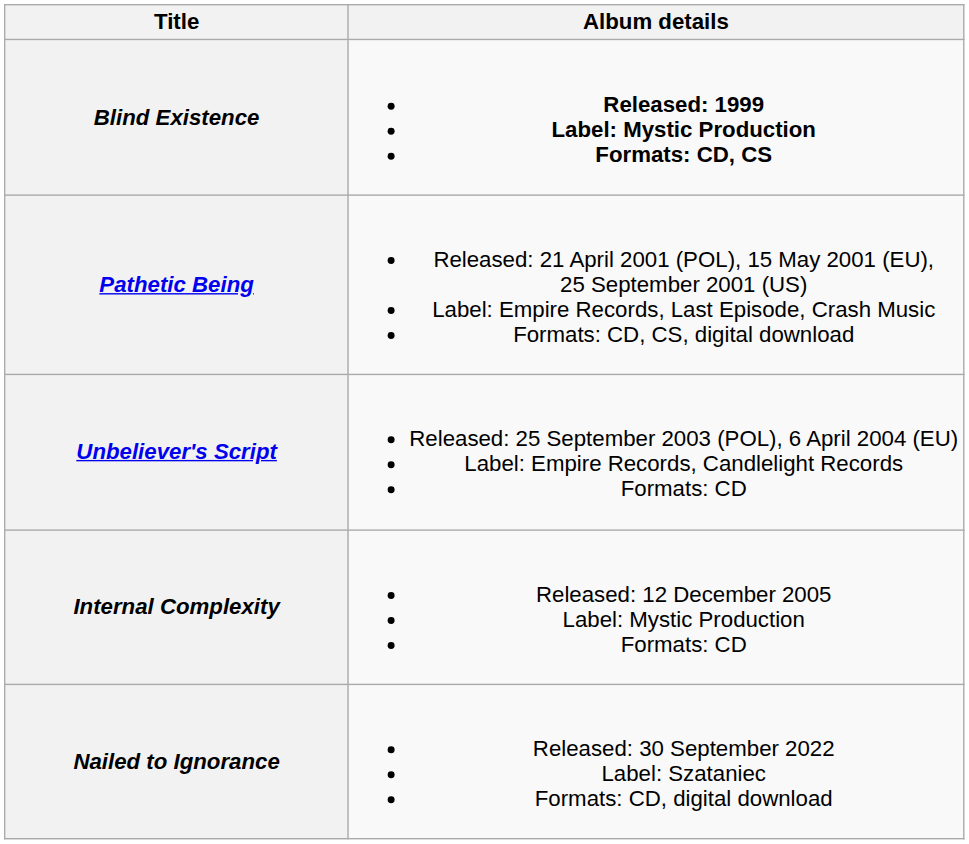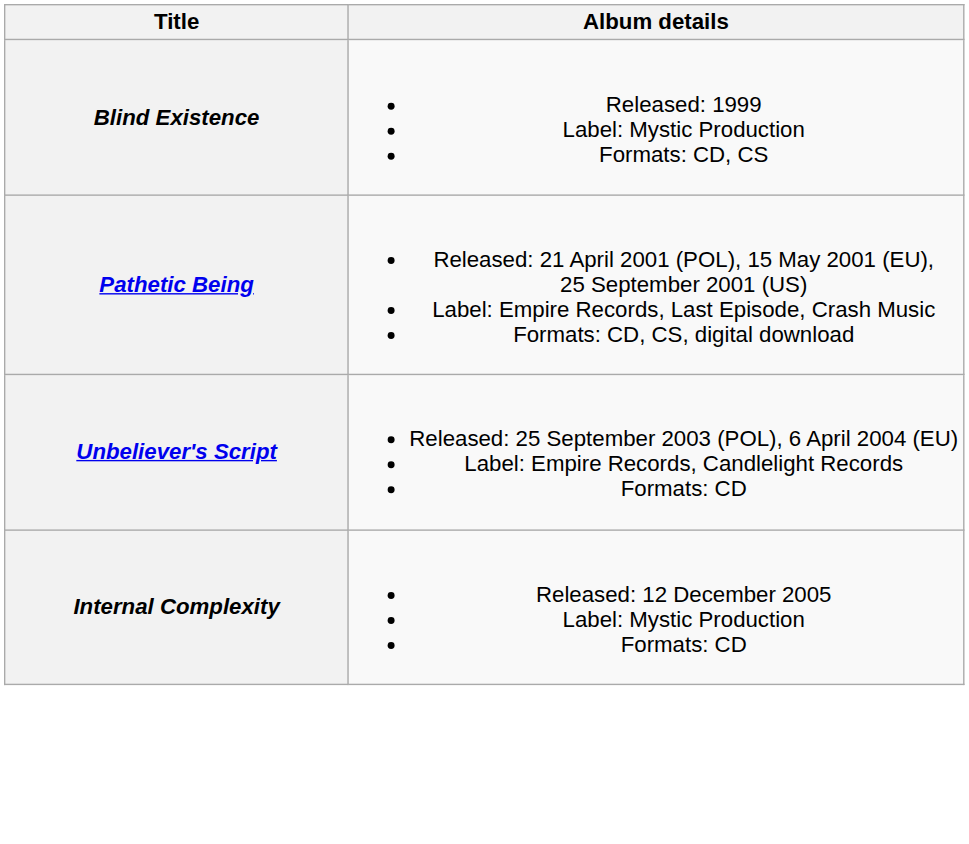(656, 130) bold -> (656, 130) normal
- row: (177, 761)
